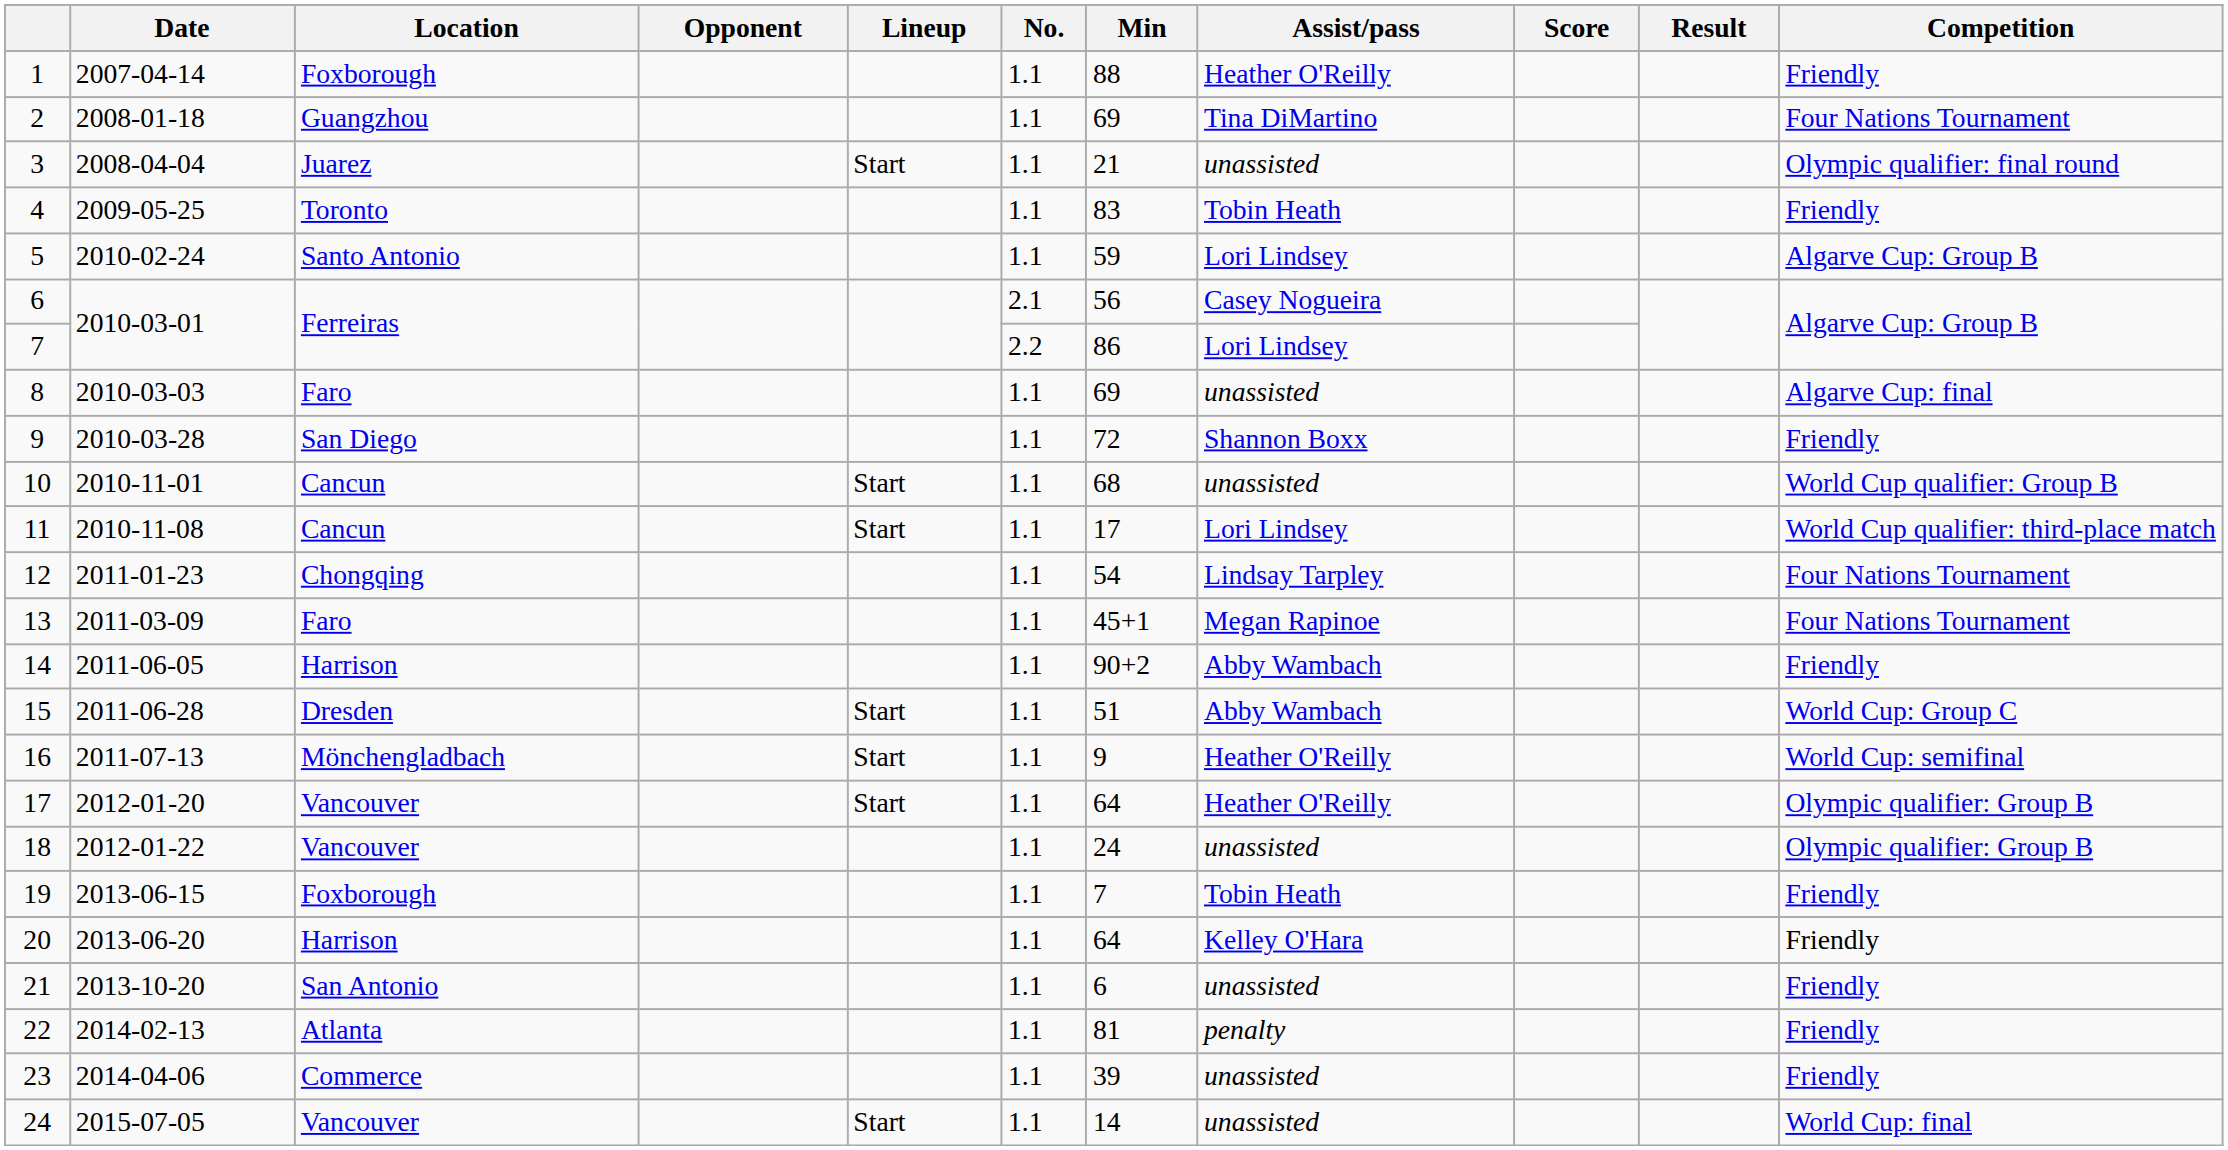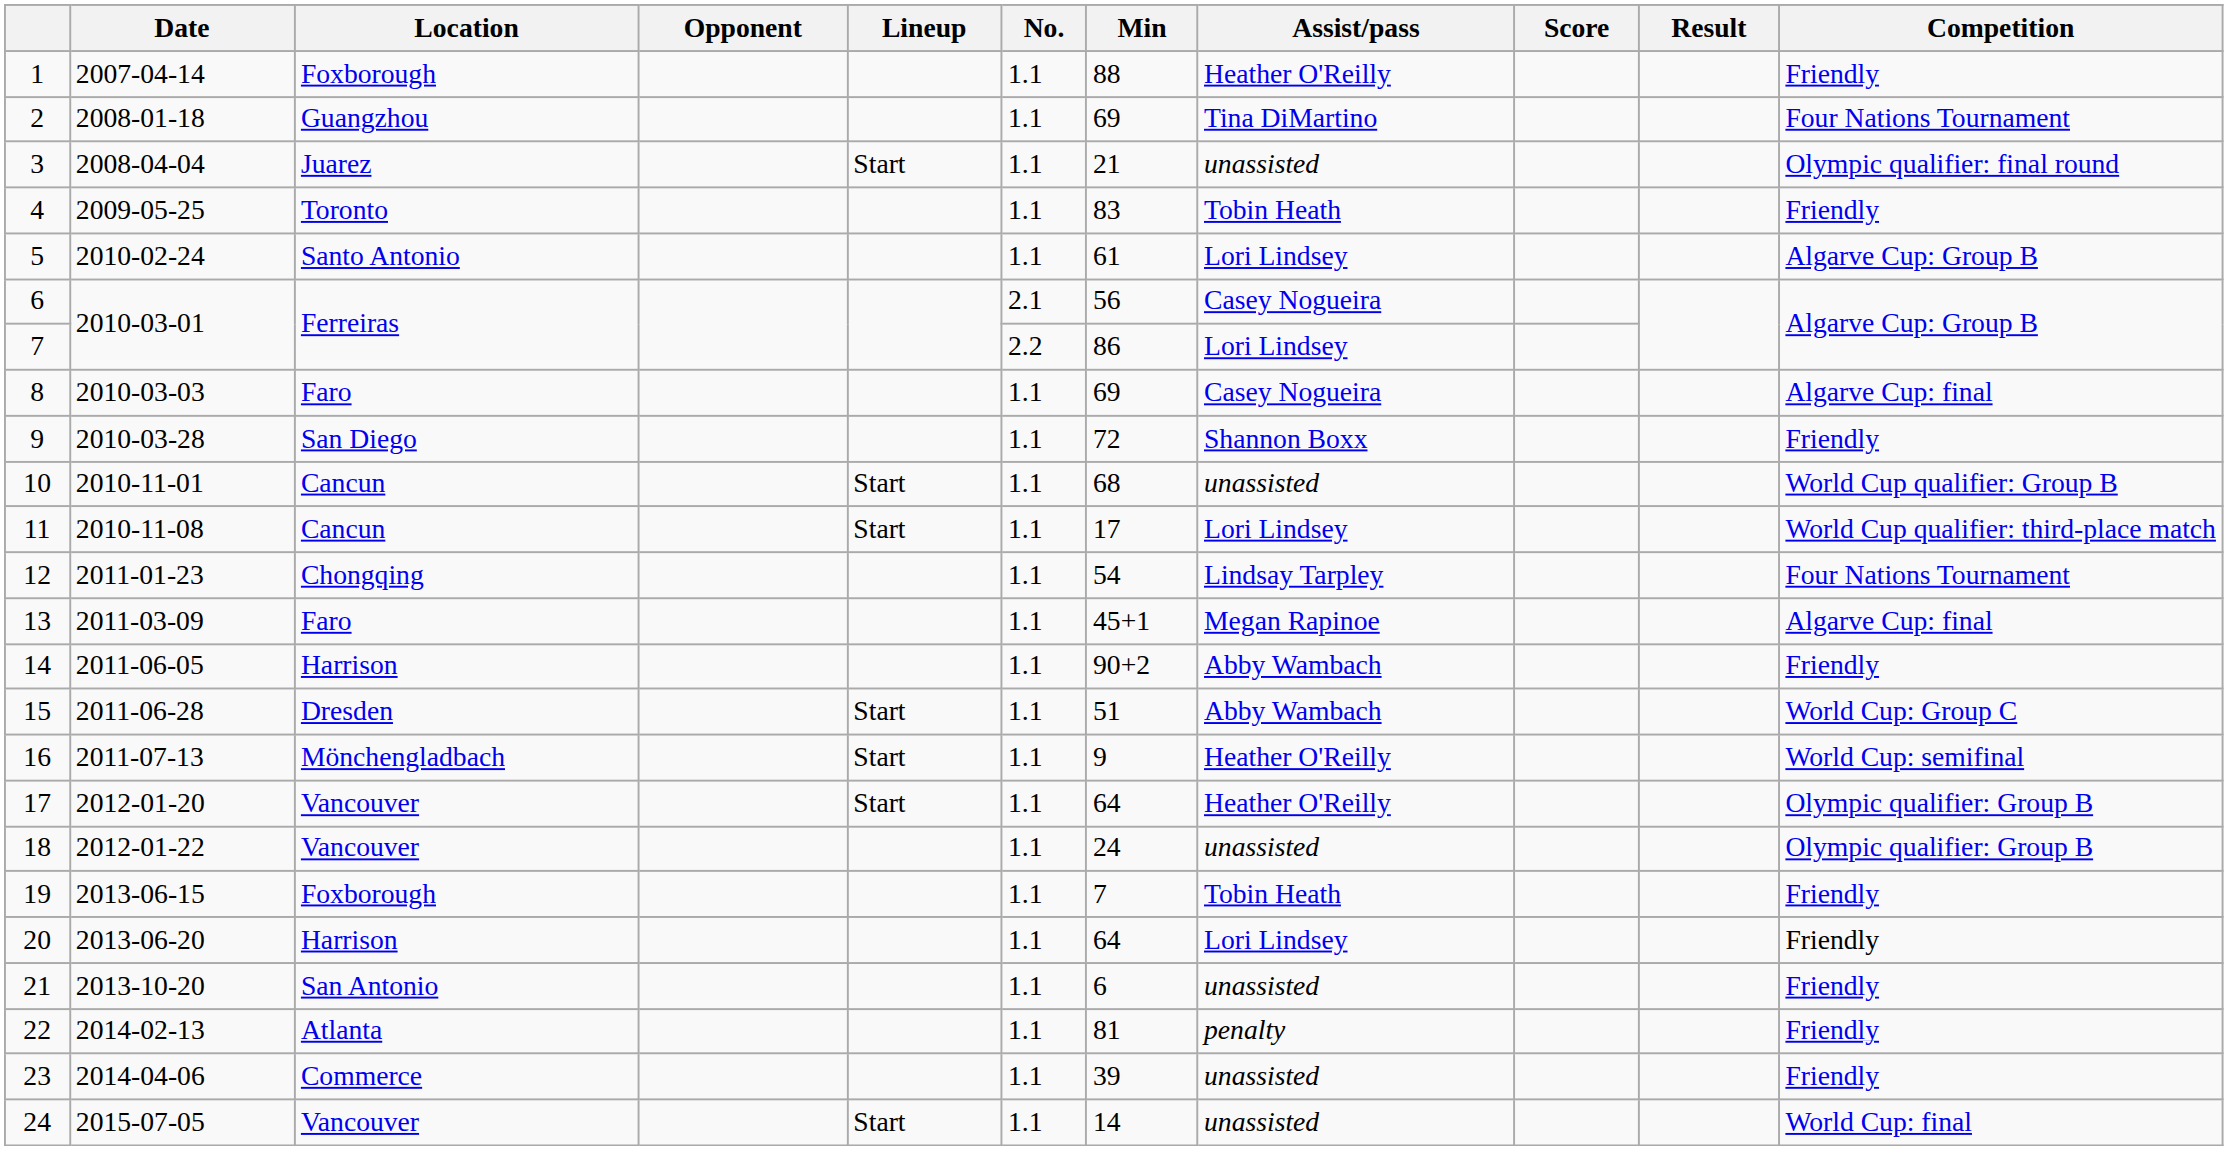(1107, 255) 59 -> (1107, 255) 61
(1262, 392) unassisted -> (1293, 392) Casey Nogueira
(1928, 620) Four Nations Tournament -> (1889, 620) Algarve Cup: final
(1284, 939) Kelley O'Hara -> (1276, 939) Lori Lindsey
